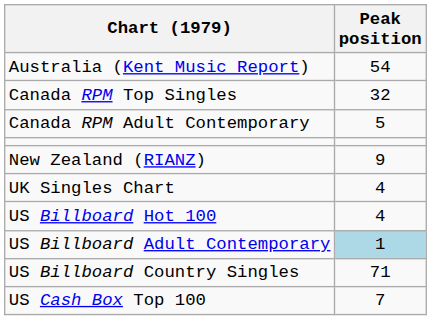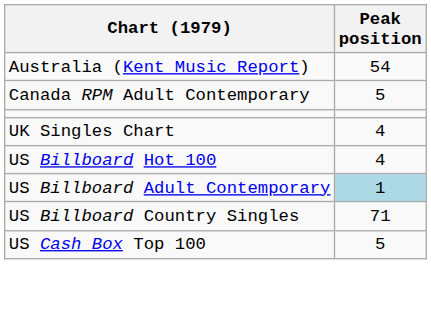- row: (123, 95)
- row: (107, 160)
(380, 301) 7 -> (380, 244) 5
